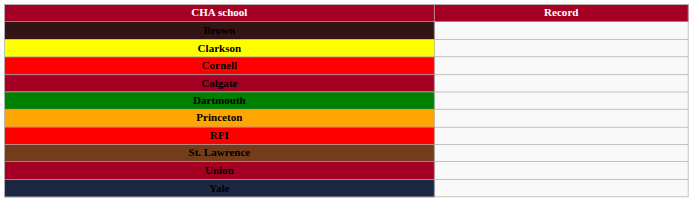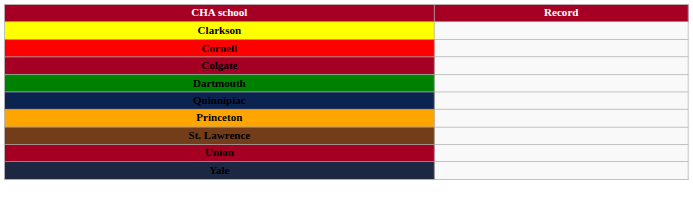- row: (219, 30)
+ row: (219, 100)
- row: (219, 135)
